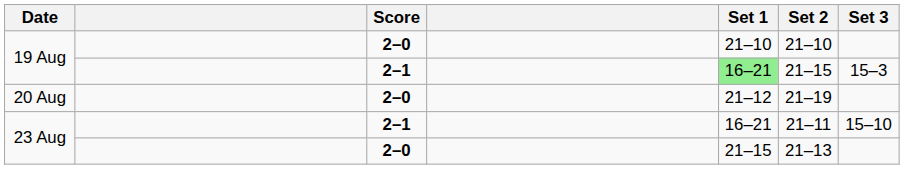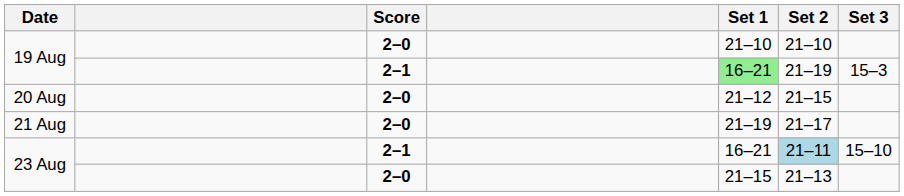(808, 71) 21–15 -> (808, 71) 21–19
(808, 97) 21–19 -> (808, 97) 21–15
+ row: (40, 124)
(808, 124) no background -> (808, 151) lightblue background
